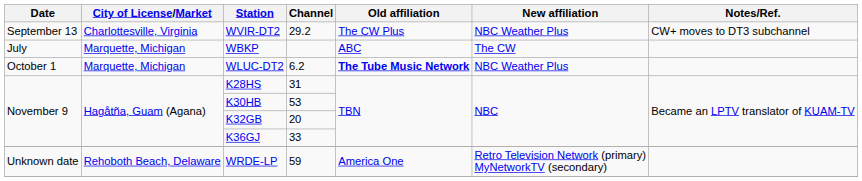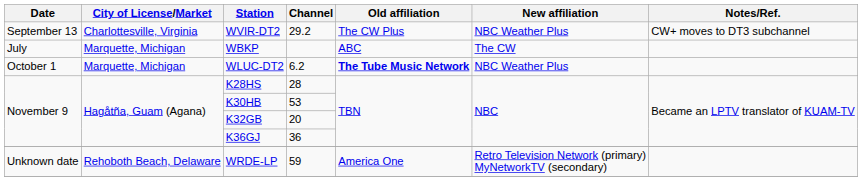(295, 84) 31 -> (295, 84) 28
(295, 137) 33 -> (295, 137) 36
